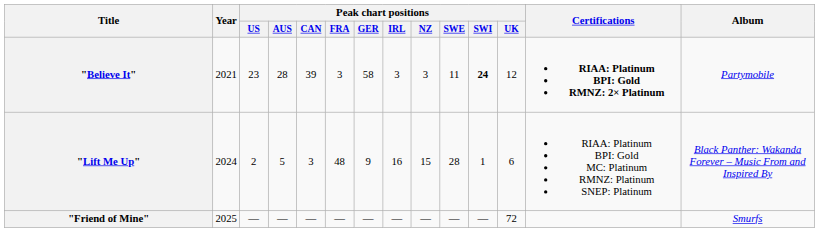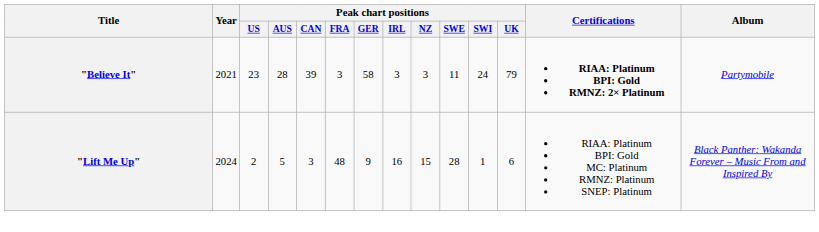(483, 74) bold -> (483, 74) normal
(511, 74) 12 -> (511, 74) 79
- row: (109, 219)
